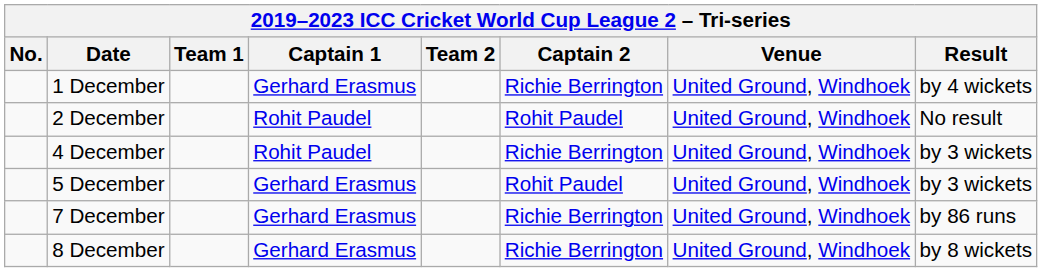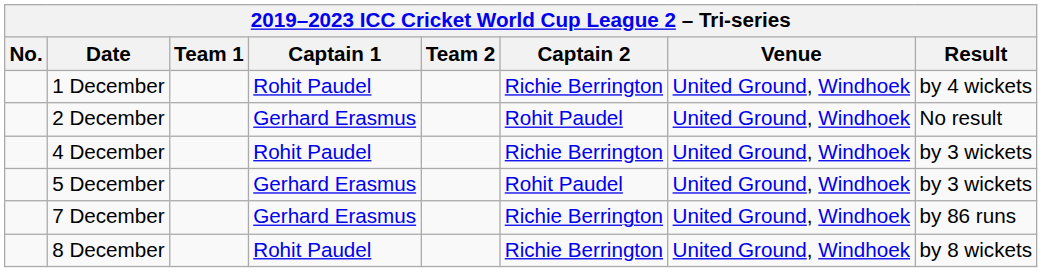(335, 86) Gerhard Erasmus -> (312, 86) Rohit Paudel
(312, 119) Rohit Paudel -> (335, 119) Gerhard Erasmus
(335, 250) Gerhard Erasmus -> (312, 250) Rohit Paudel
